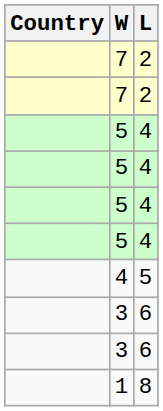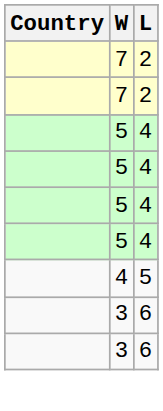- row: (121, 388)
